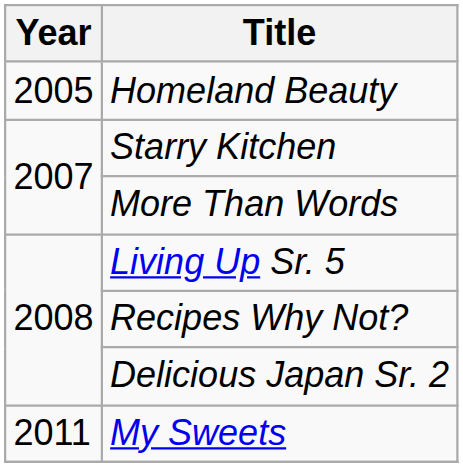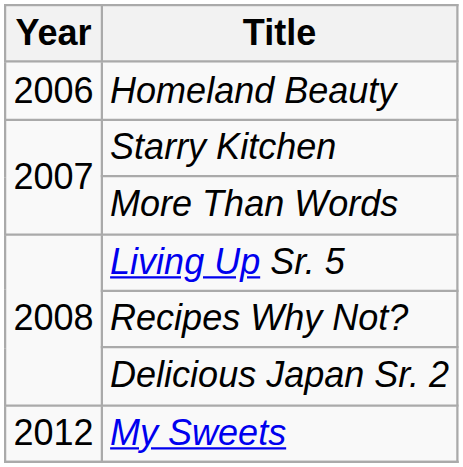(53, 90) 2005 -> (53, 90) 2006
(52, 432) 2011 -> (53, 432) 2012
